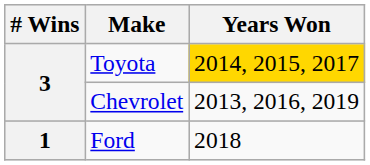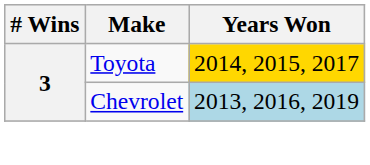(277, 101) no background -> (277, 101) lightblue background
- row: (113, 140)
